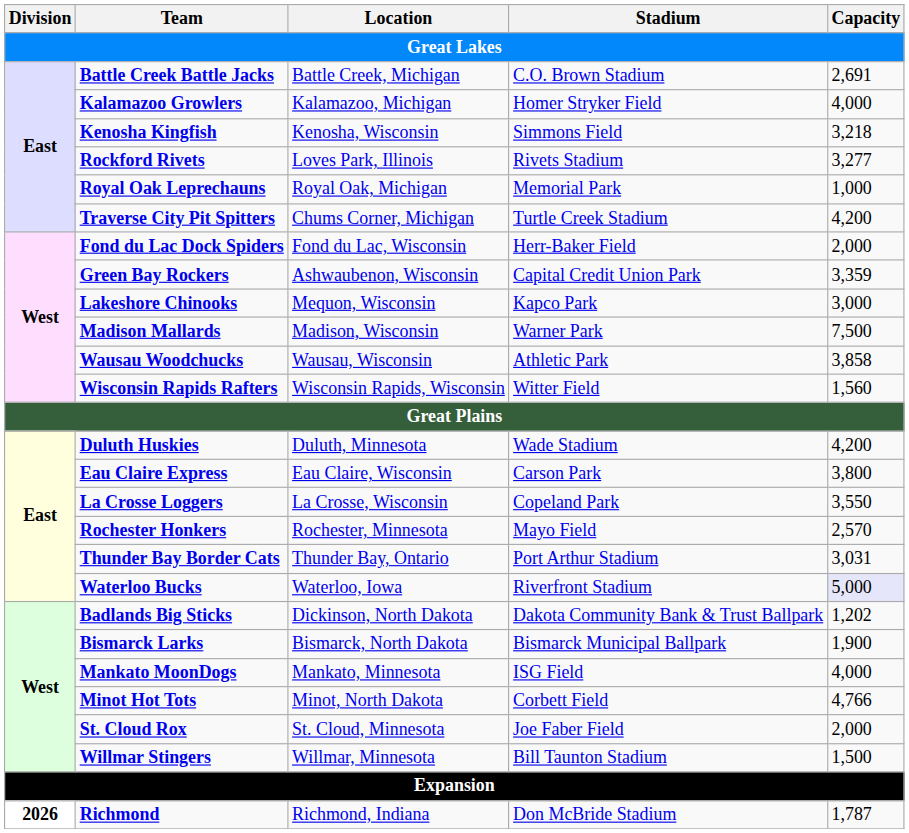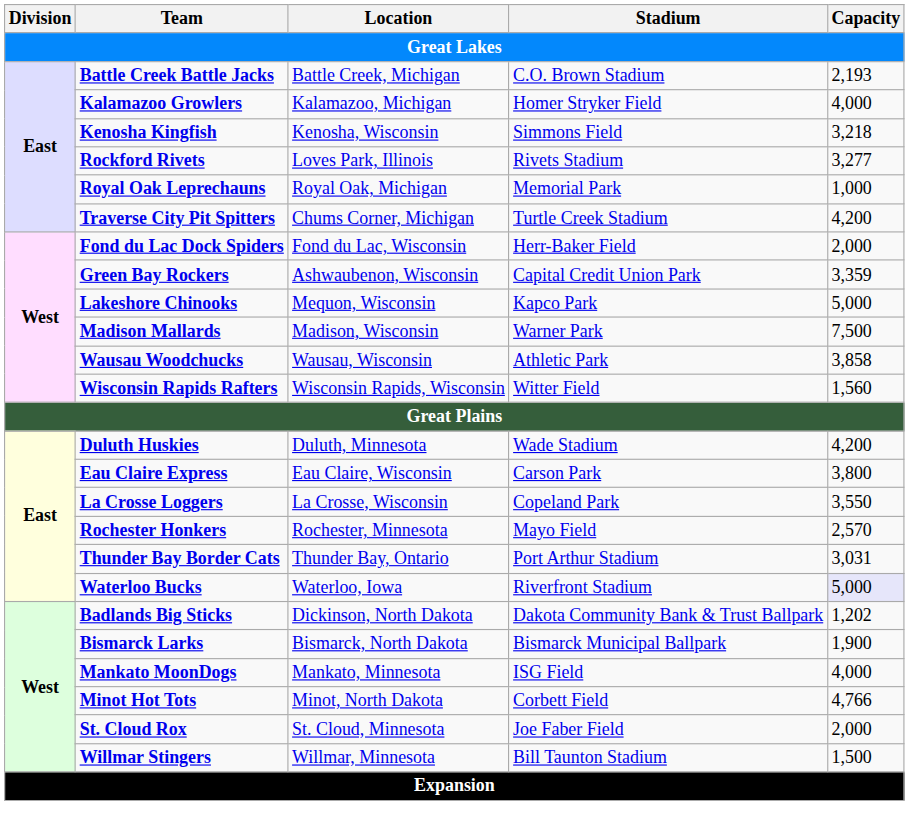(852, 75) 2,691 -> (852, 75) 2,193
(852, 302) 3,000 -> (852, 302) 5,000
- row: (120, 814)
